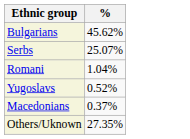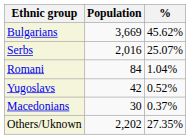+ column: (114, 13)
